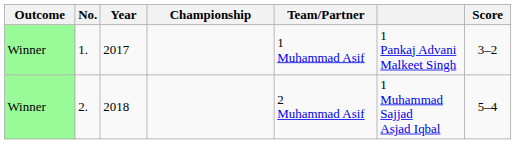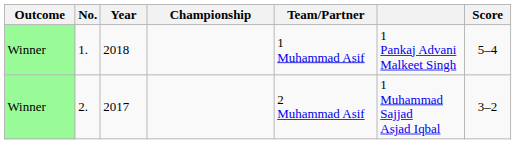(116, 49) 2017 -> (116, 49) 2018
(488, 49) 3–2 -> (488, 49) 5–4
(116, 106) 2018 -> (116, 106) 2017
(488, 106) 5–4 -> (488, 106) 3–2
